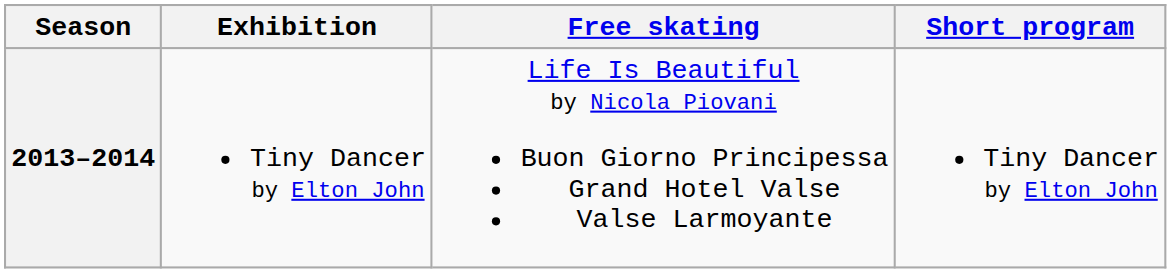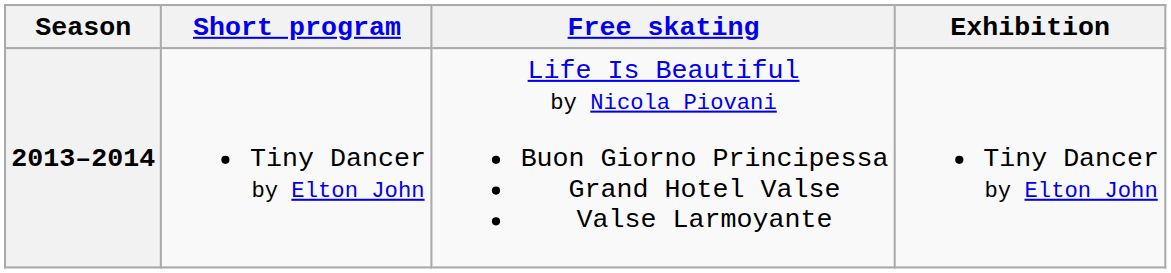columns swapped: (1030, 27) <-> (297, 27)
